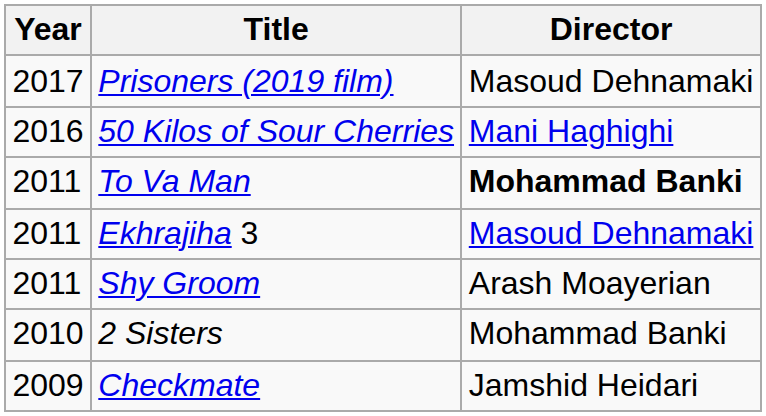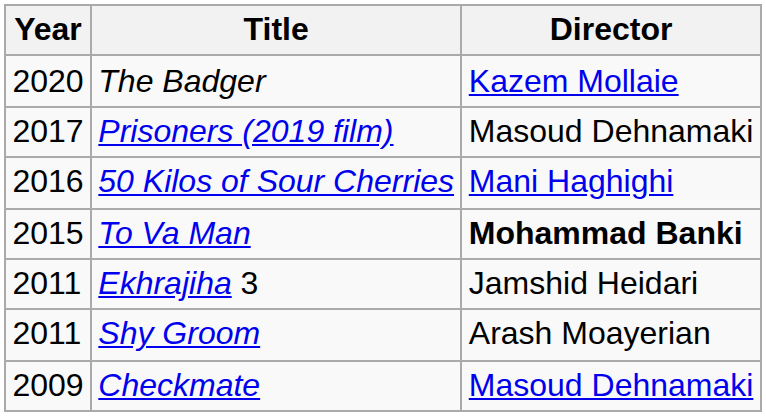+ row: (182, 80)
(47, 182) 2011 -> (48, 232) 2015
(611, 232) Masoud Dehnamaki -> (584, 283) Jamshid Heidari
- row: (161, 334)
(584, 385) Jamshid Heidari -> (611, 385) Masoud Dehnamaki
